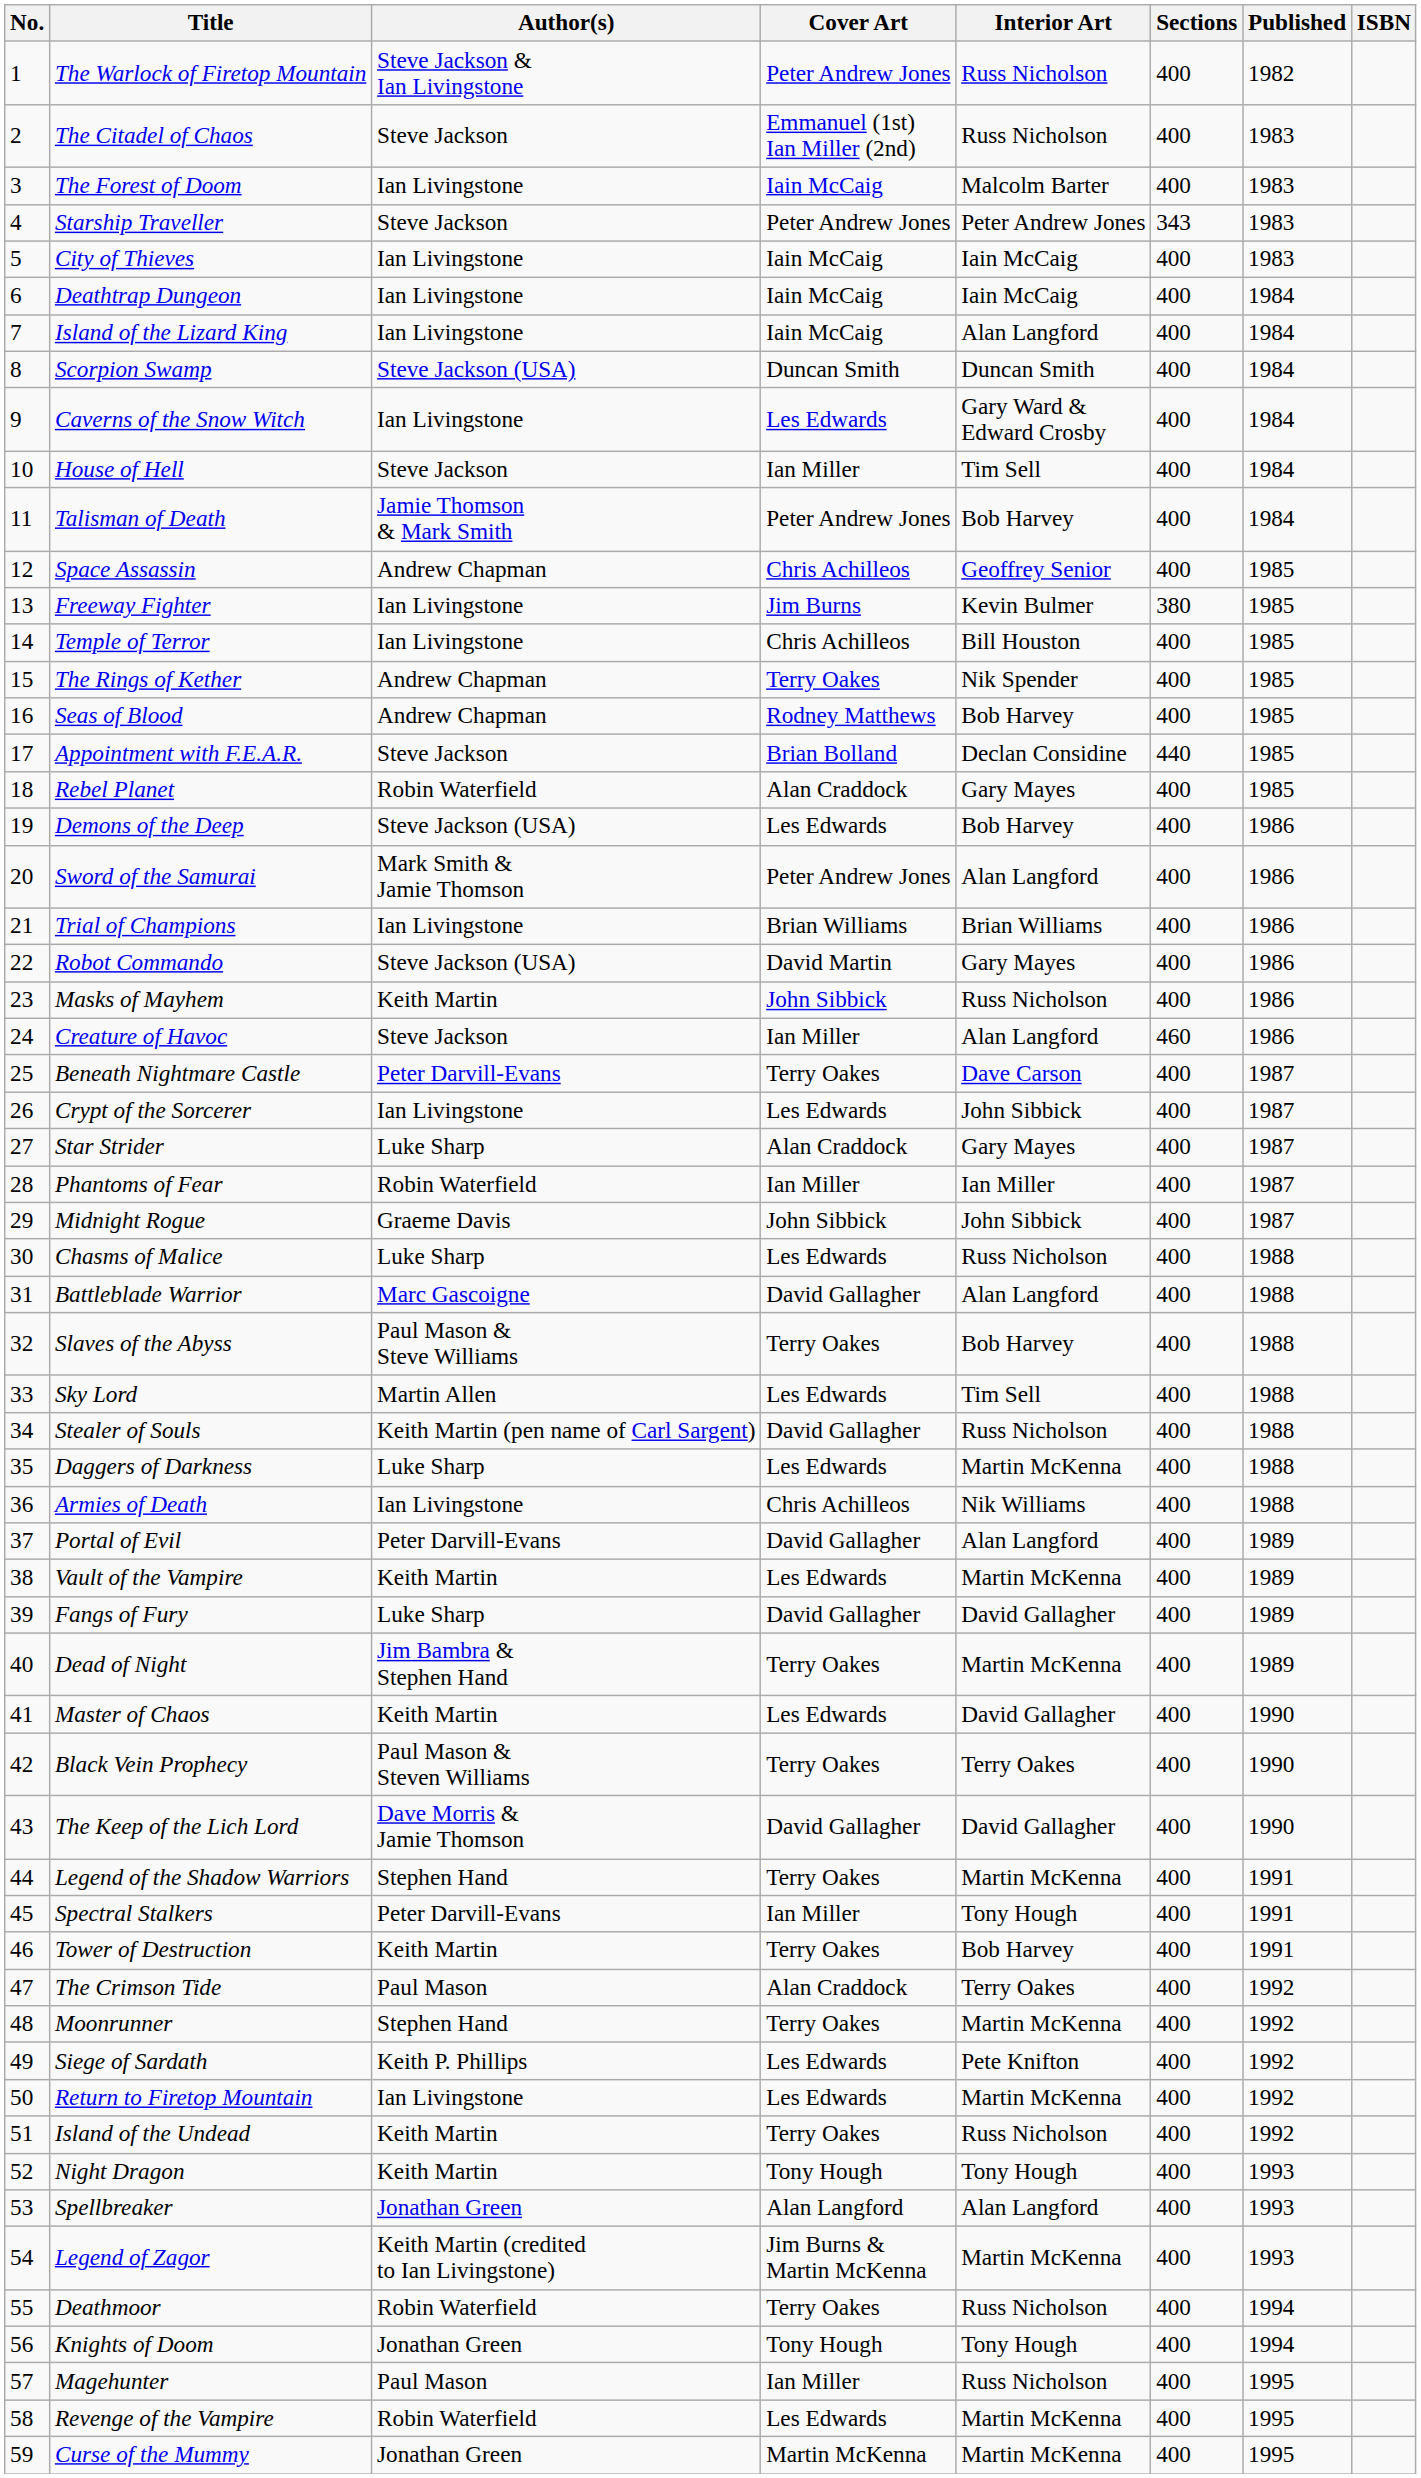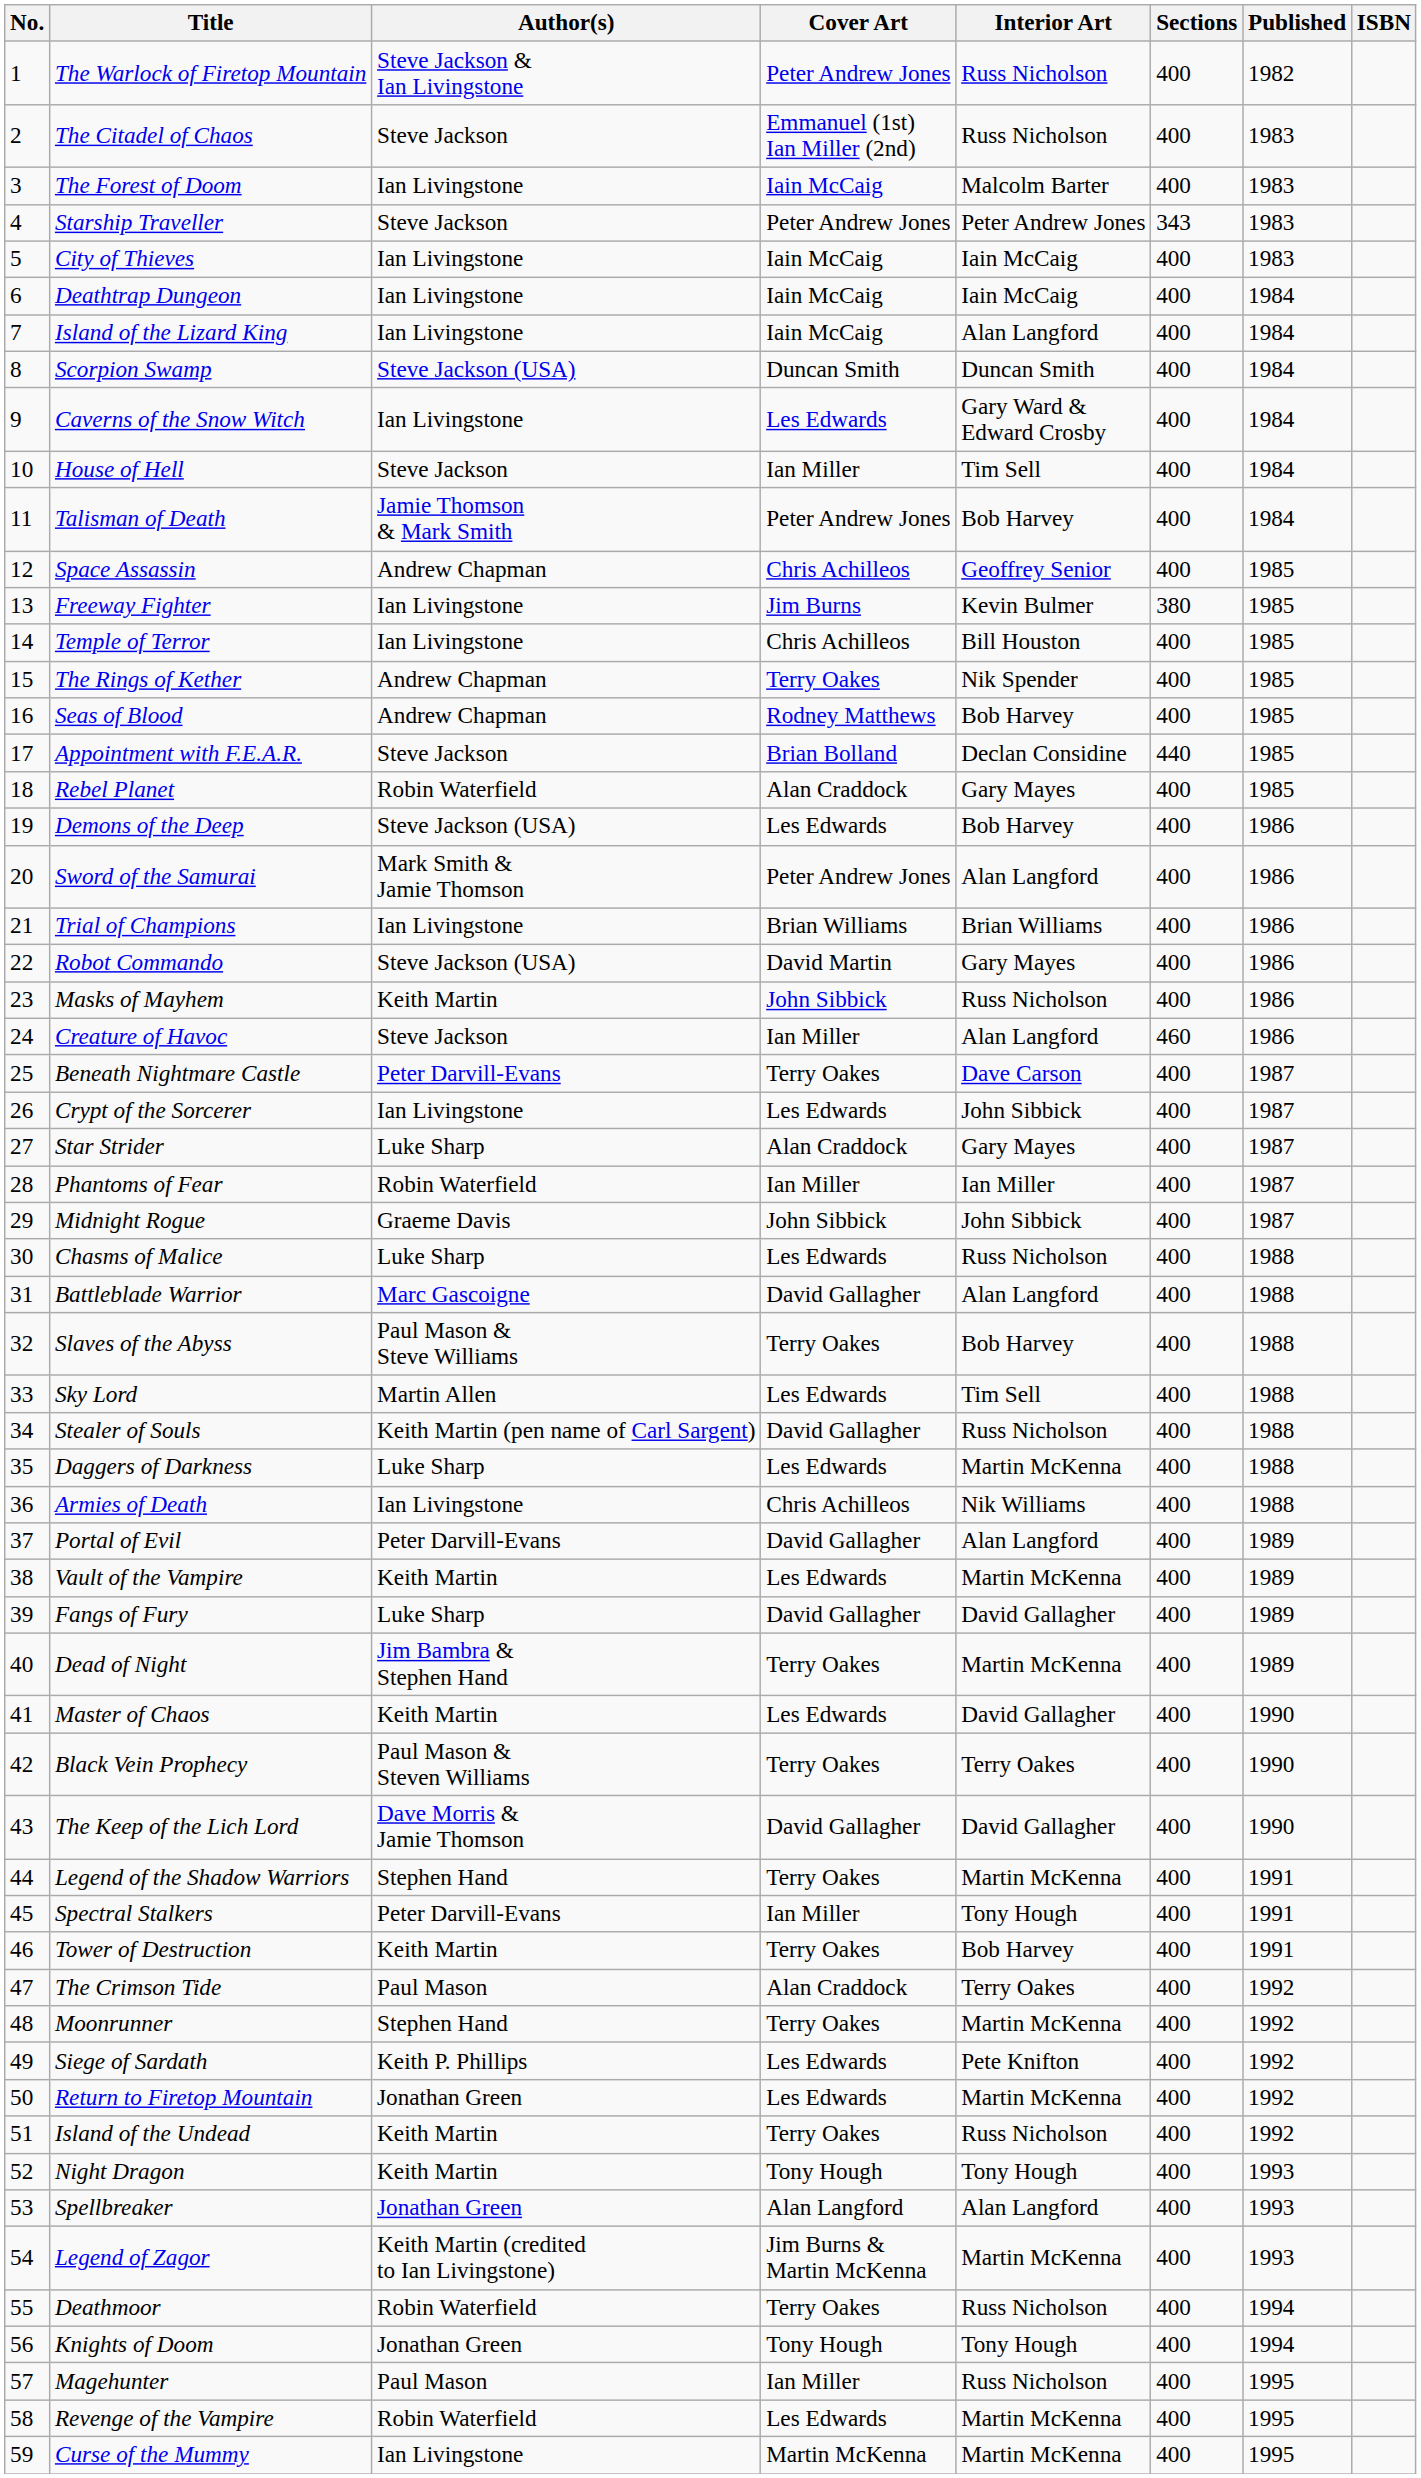(450, 2097) Ian Livingstone -> (450, 2097) Jonathan Green
(450, 2454) Jonathan Green -> (450, 2454) Ian Livingstone
